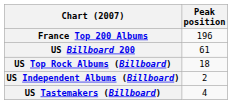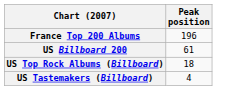- row: (93, 78)
